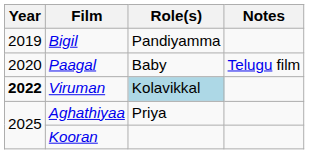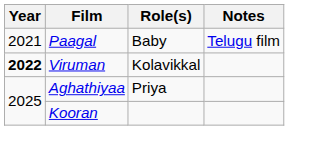- row: (63, 40)
(25, 64) 2020 -> (25, 40) 2021
(166, 88) lightblue background -> (166, 64) no background
